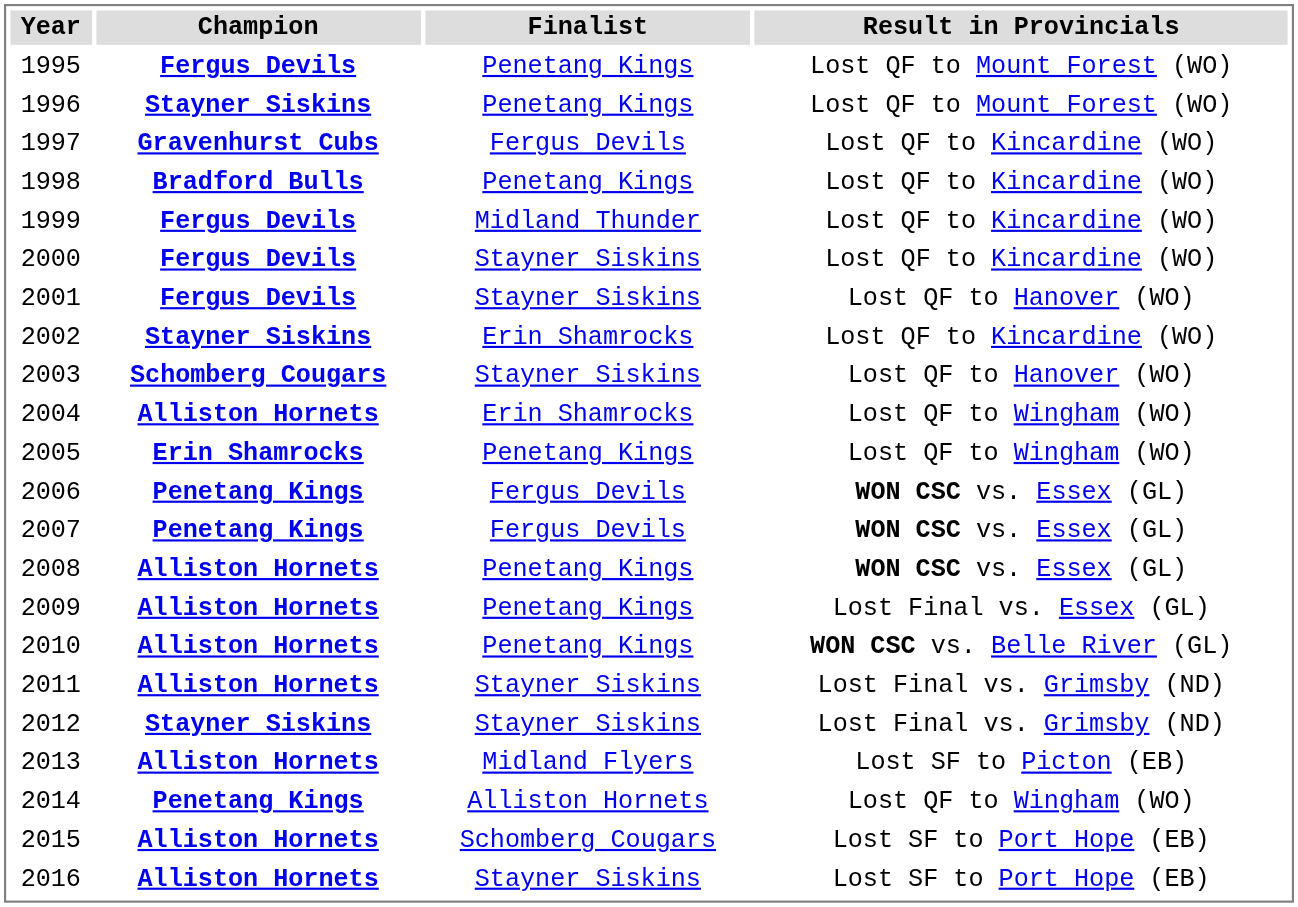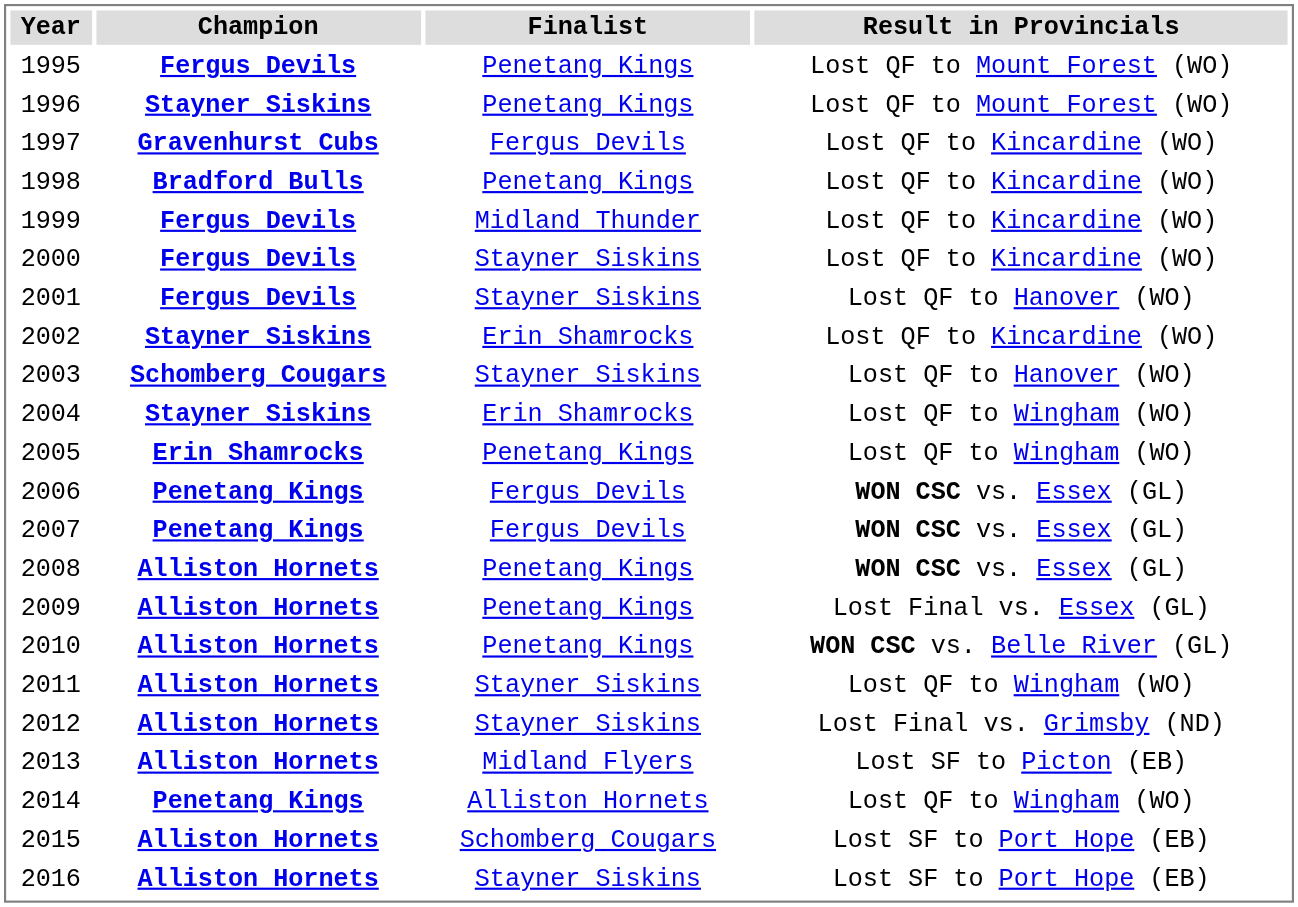(258, 415) Alliston Hornets -> (258, 415) Stayner Siskins
(1021, 686) Lost Final vs. Grimsby (ND) -> (1021, 686) Lost QF to Wingham (WO)
(258, 724) Stayner Siskins -> (258, 724) Alliston Hornets
